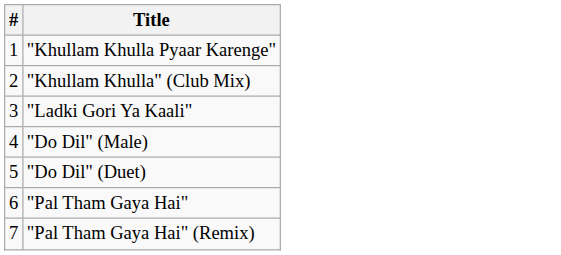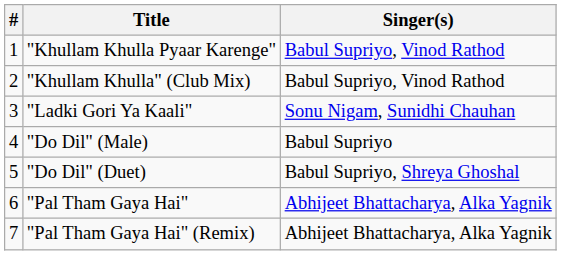+ column: (418, 19)
